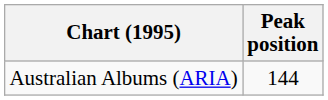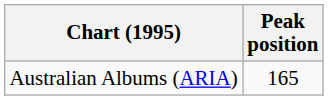(283, 77) 144 -> (283, 77) 165
